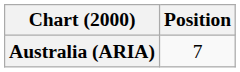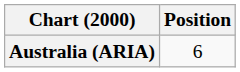(198, 50) 7 -> (198, 50) 6
